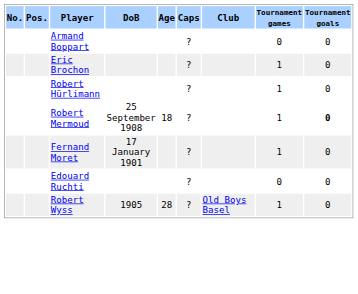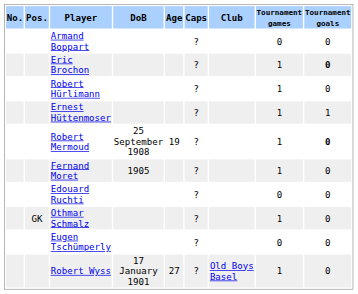(328, 65) normal -> (328, 65) bold
+ row: (81, 112)
(167, 118) 18 -> (174, 142) 19
(131, 152) 17 January 1901 -> (138, 171) 1905
+ row: (70, 218)
+ row: (81, 242)
(131, 205) 1905 -> (138, 271) 17 January 1901
(167, 205) 28 -> (174, 271) 27
